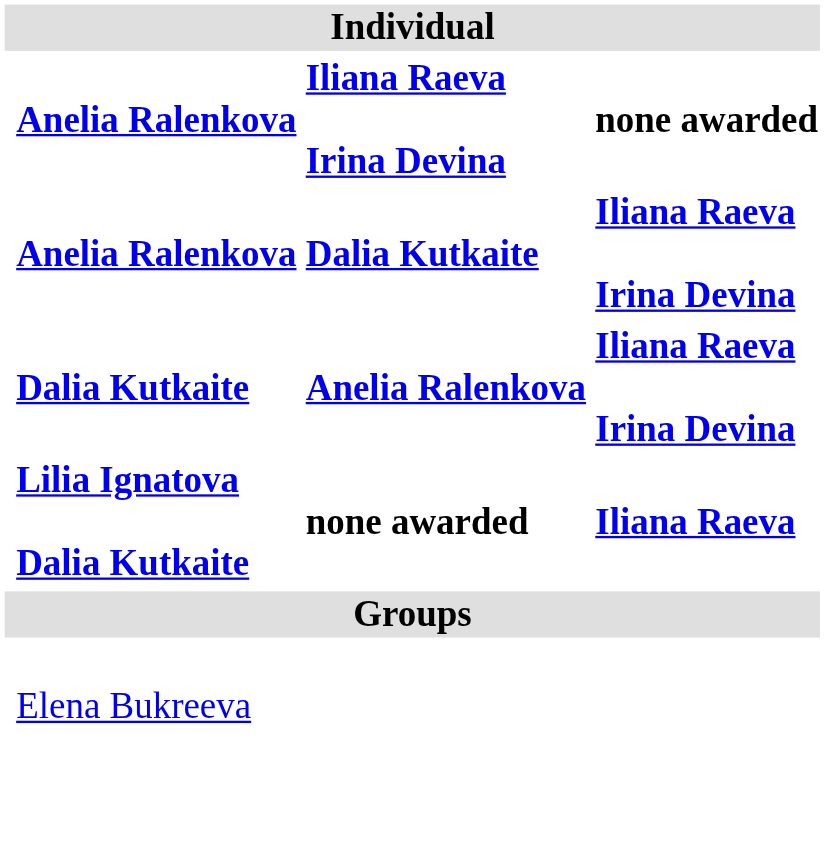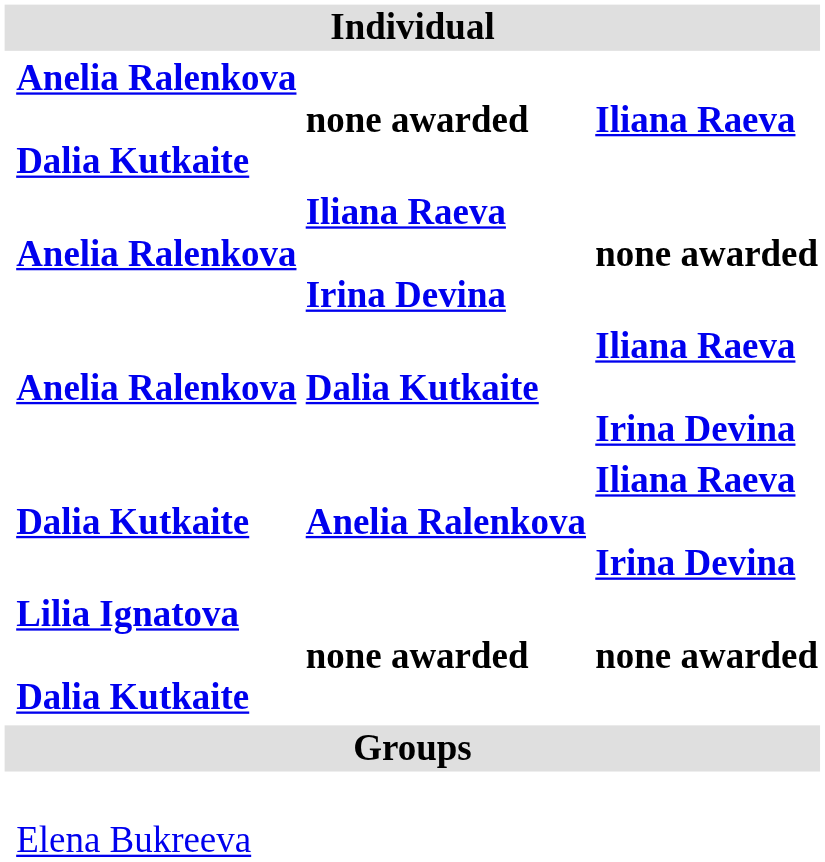+ row: (156, 119)
(695, 521) Iliana Raeva -> (707, 655) none awarded
